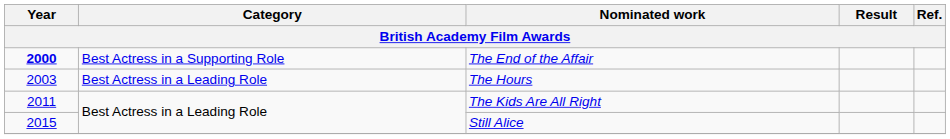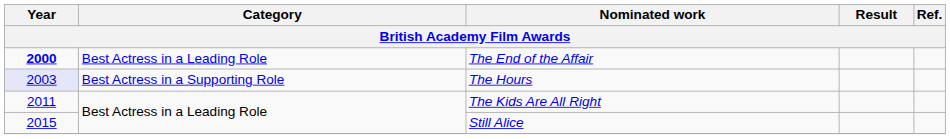(183, 58) Best Actress in a Supporting Role -> (174, 58) Best Actress in a Leading Role
(42, 79) no background -> (42, 79) lavender background
(174, 79) Best Actress in a Leading Role -> (183, 79) Best Actress in a Supporting Role
